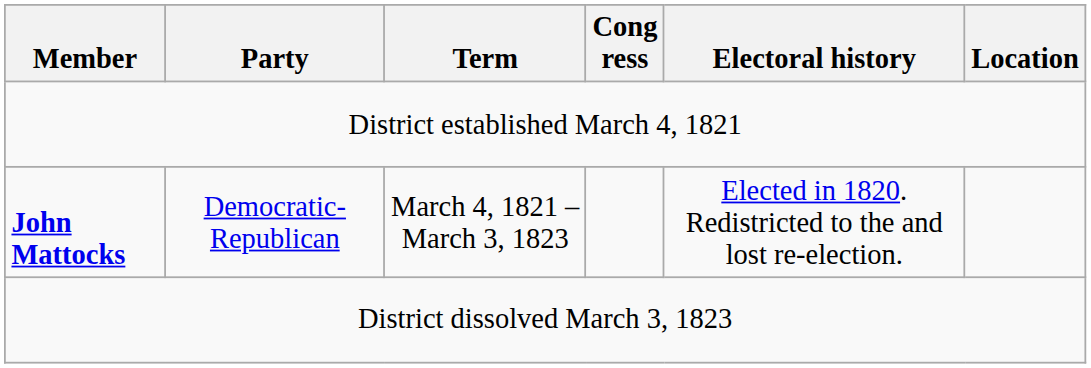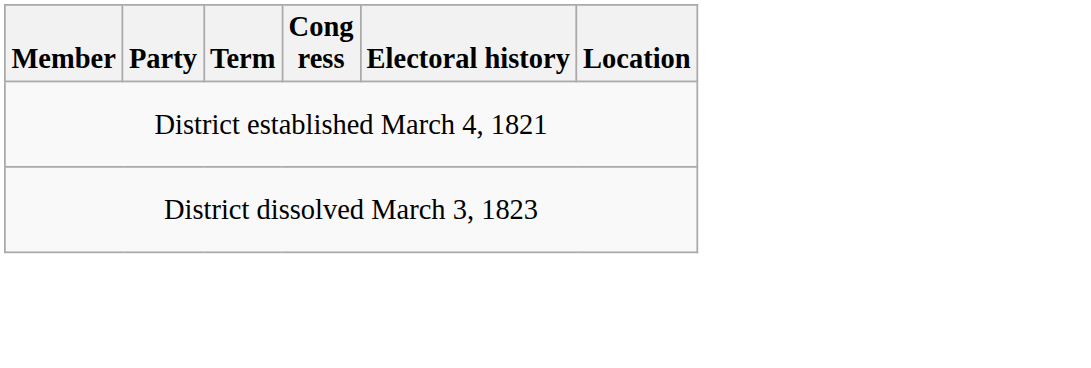- row: (68, 237)
